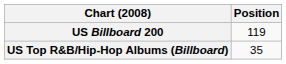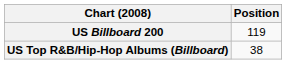(256, 50) 35 -> (256, 50) 38
